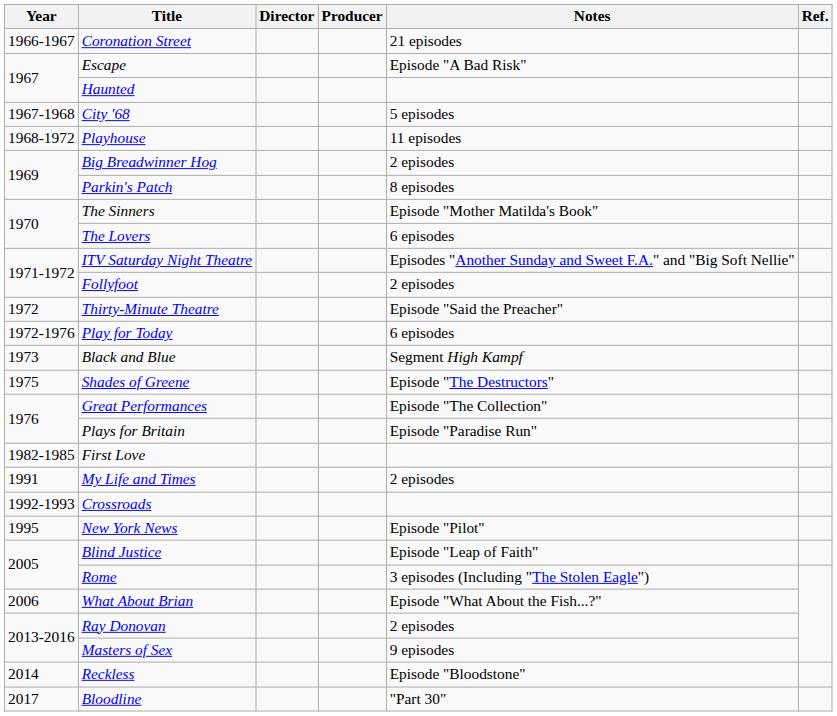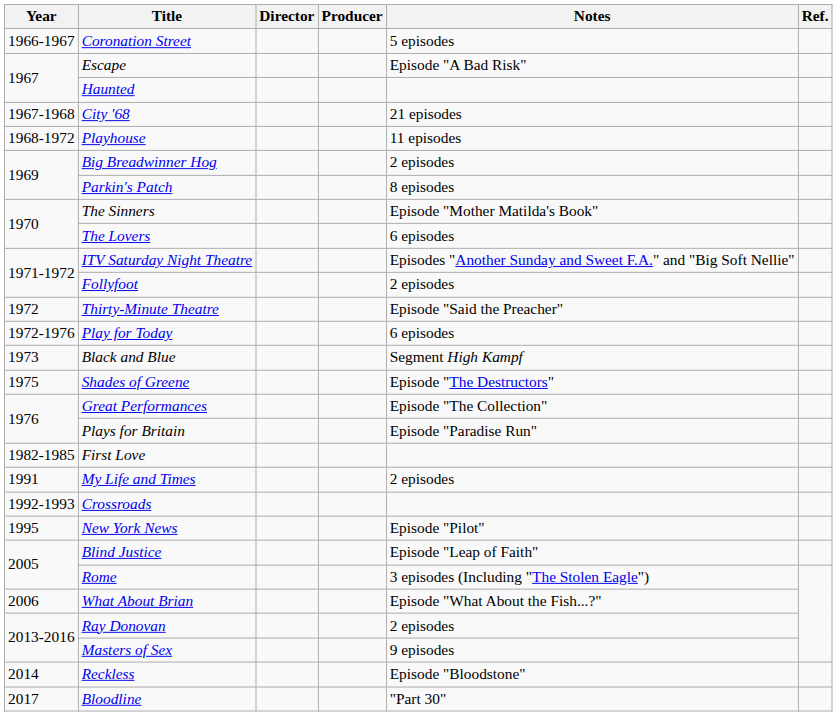(426, 41) 21 episodes -> (422, 41) 5 episodes
(422, 114) 5 episodes -> (426, 114) 21 episodes
